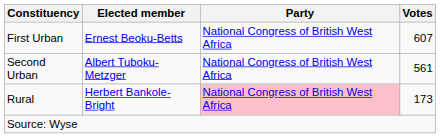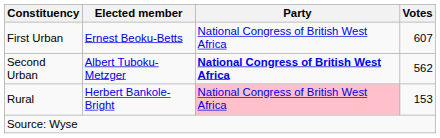(287, 68) normal -> (289, 68) bold
(423, 68) 561 -> (423, 68) 562
(423, 99) 173 -> (423, 99) 153
